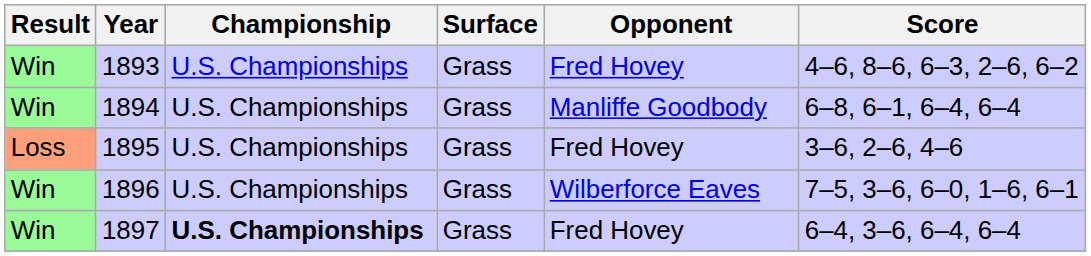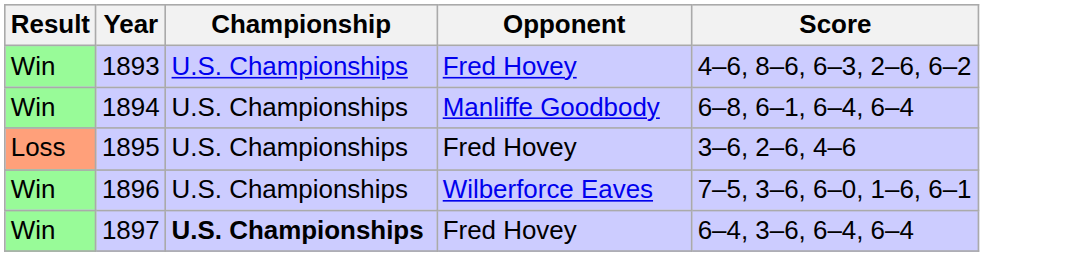- column: (490, 25)
